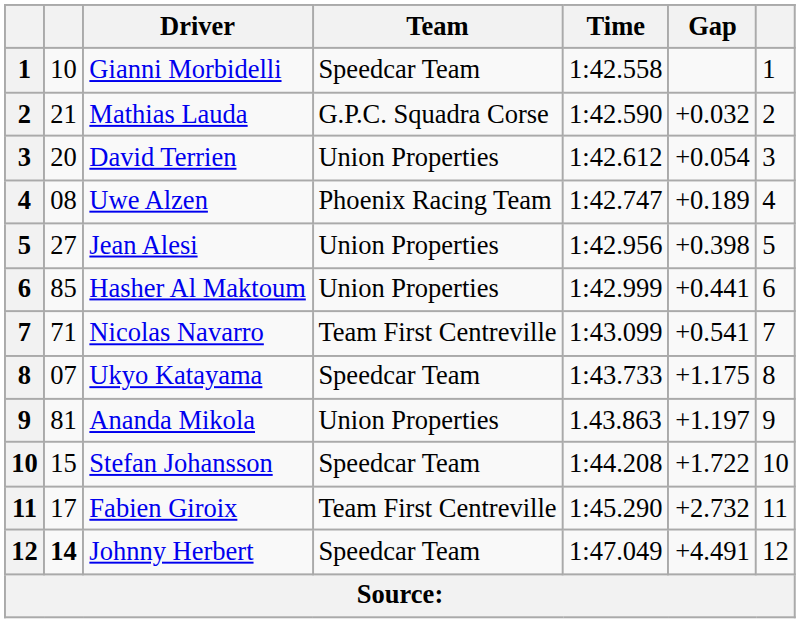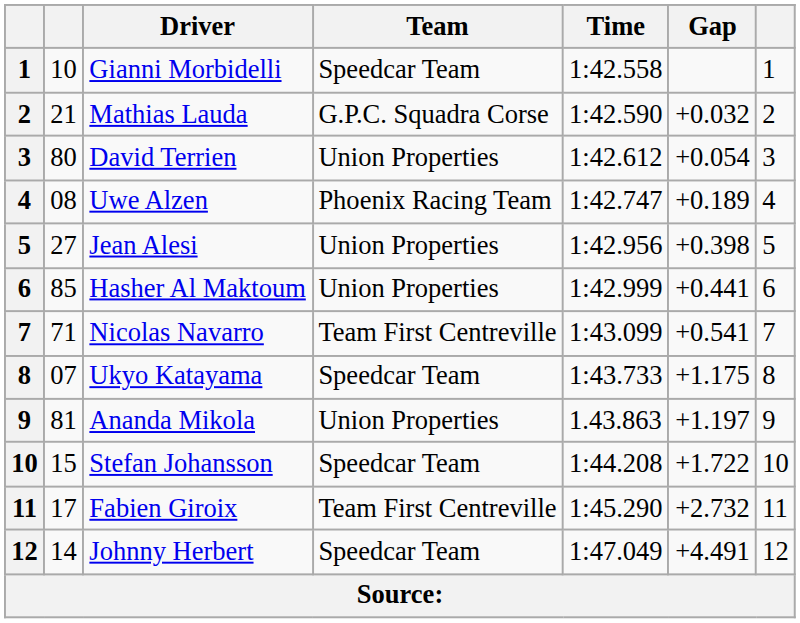(64, 157) 20 -> (64, 157) 80
(64, 551) bold -> (64, 551) normal
